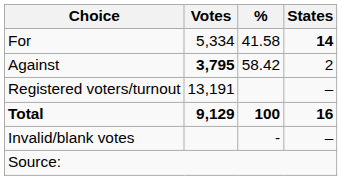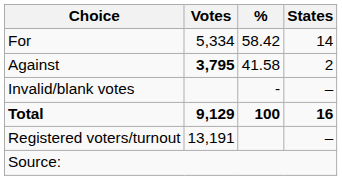(261, 41) 41.58 -> (261, 41) 58.42
(325, 41) bold -> (325, 41) normal
(261, 65) 58.42 -> (261, 65) 41.58
rows swapped: (71, 138) <-> (94, 89)
